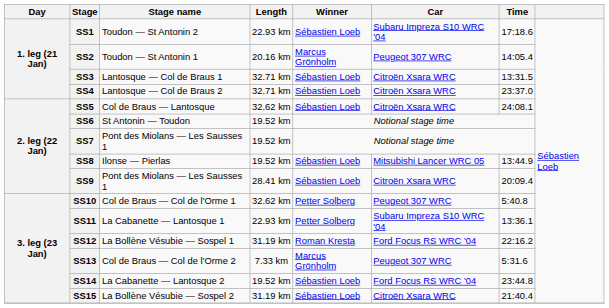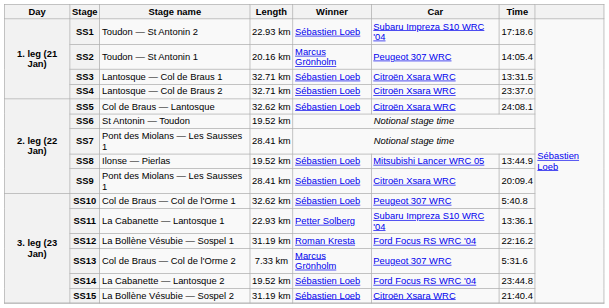(271, 141) 19.52 km -> (271, 141) 28.41 km
(325, 201) Petter Solberg -> (328, 201) Sébastien Loeb
